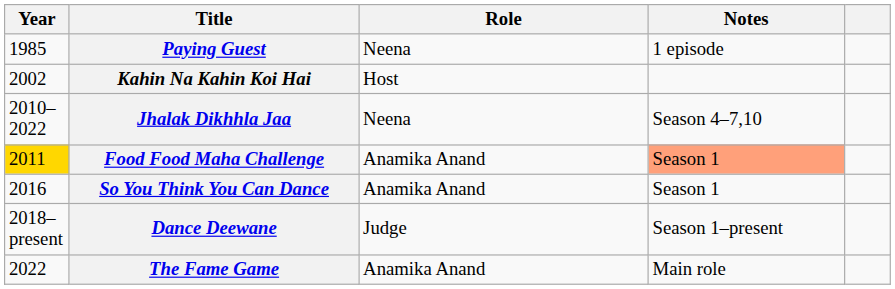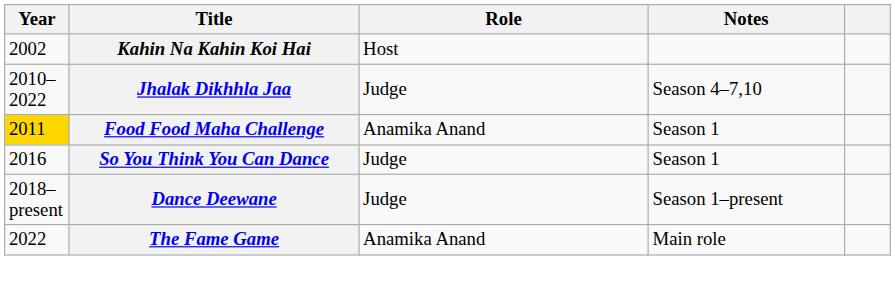- row: (214, 49)
(387, 118) Neena -> (385, 89) Judge
(686, 159) lightsalmon background -> (686, 129) no background
(424, 188) Anamika Anand -> (385, 159) Judge
